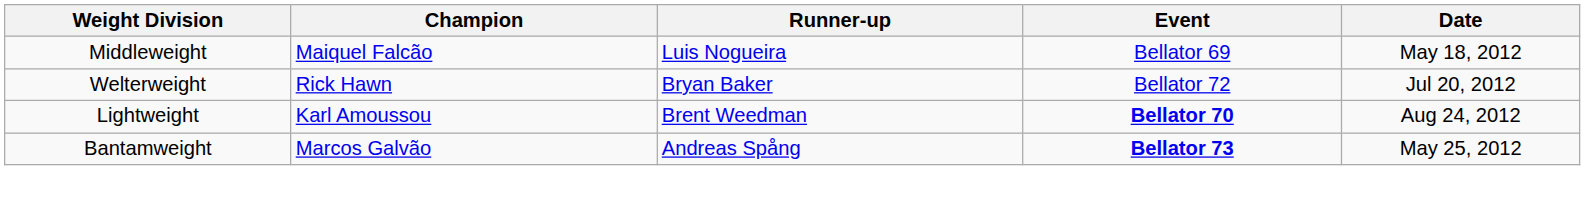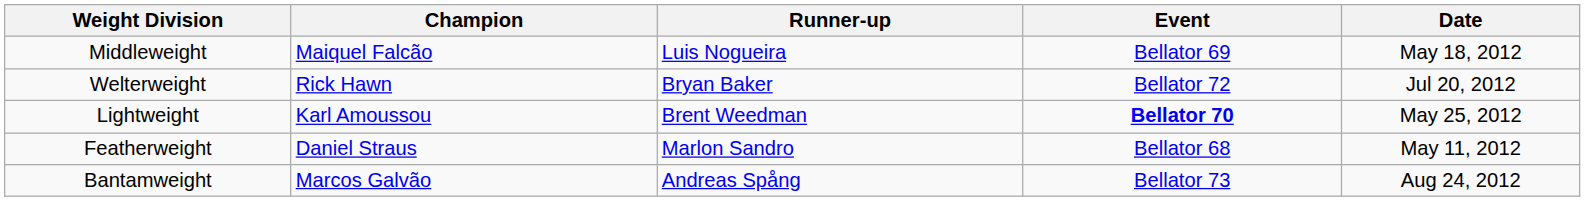(1461, 116) Aug 24, 2012 -> (1461, 116) May 25, 2012
+ row: (148, 148)
(1182, 148) bold -> (1182, 180) normal
(1461, 148) May 25, 2012 -> (1461, 180) Aug 24, 2012
